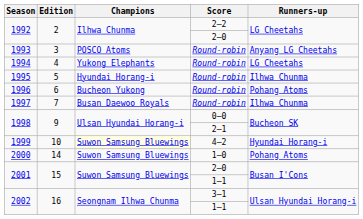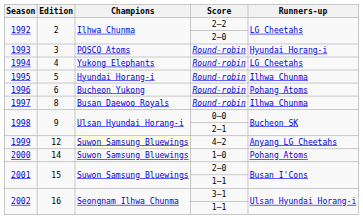(293, 50) Anyang LG Cheetahs -> (288, 50) Hyundai Horang-i
(56, 103) 7 -> (56, 103) 8
(56, 142) 10 -> (56, 142) 12
(288, 142) Hyundai Horang-i -> (293, 142) Anyang LG Cheetahs
